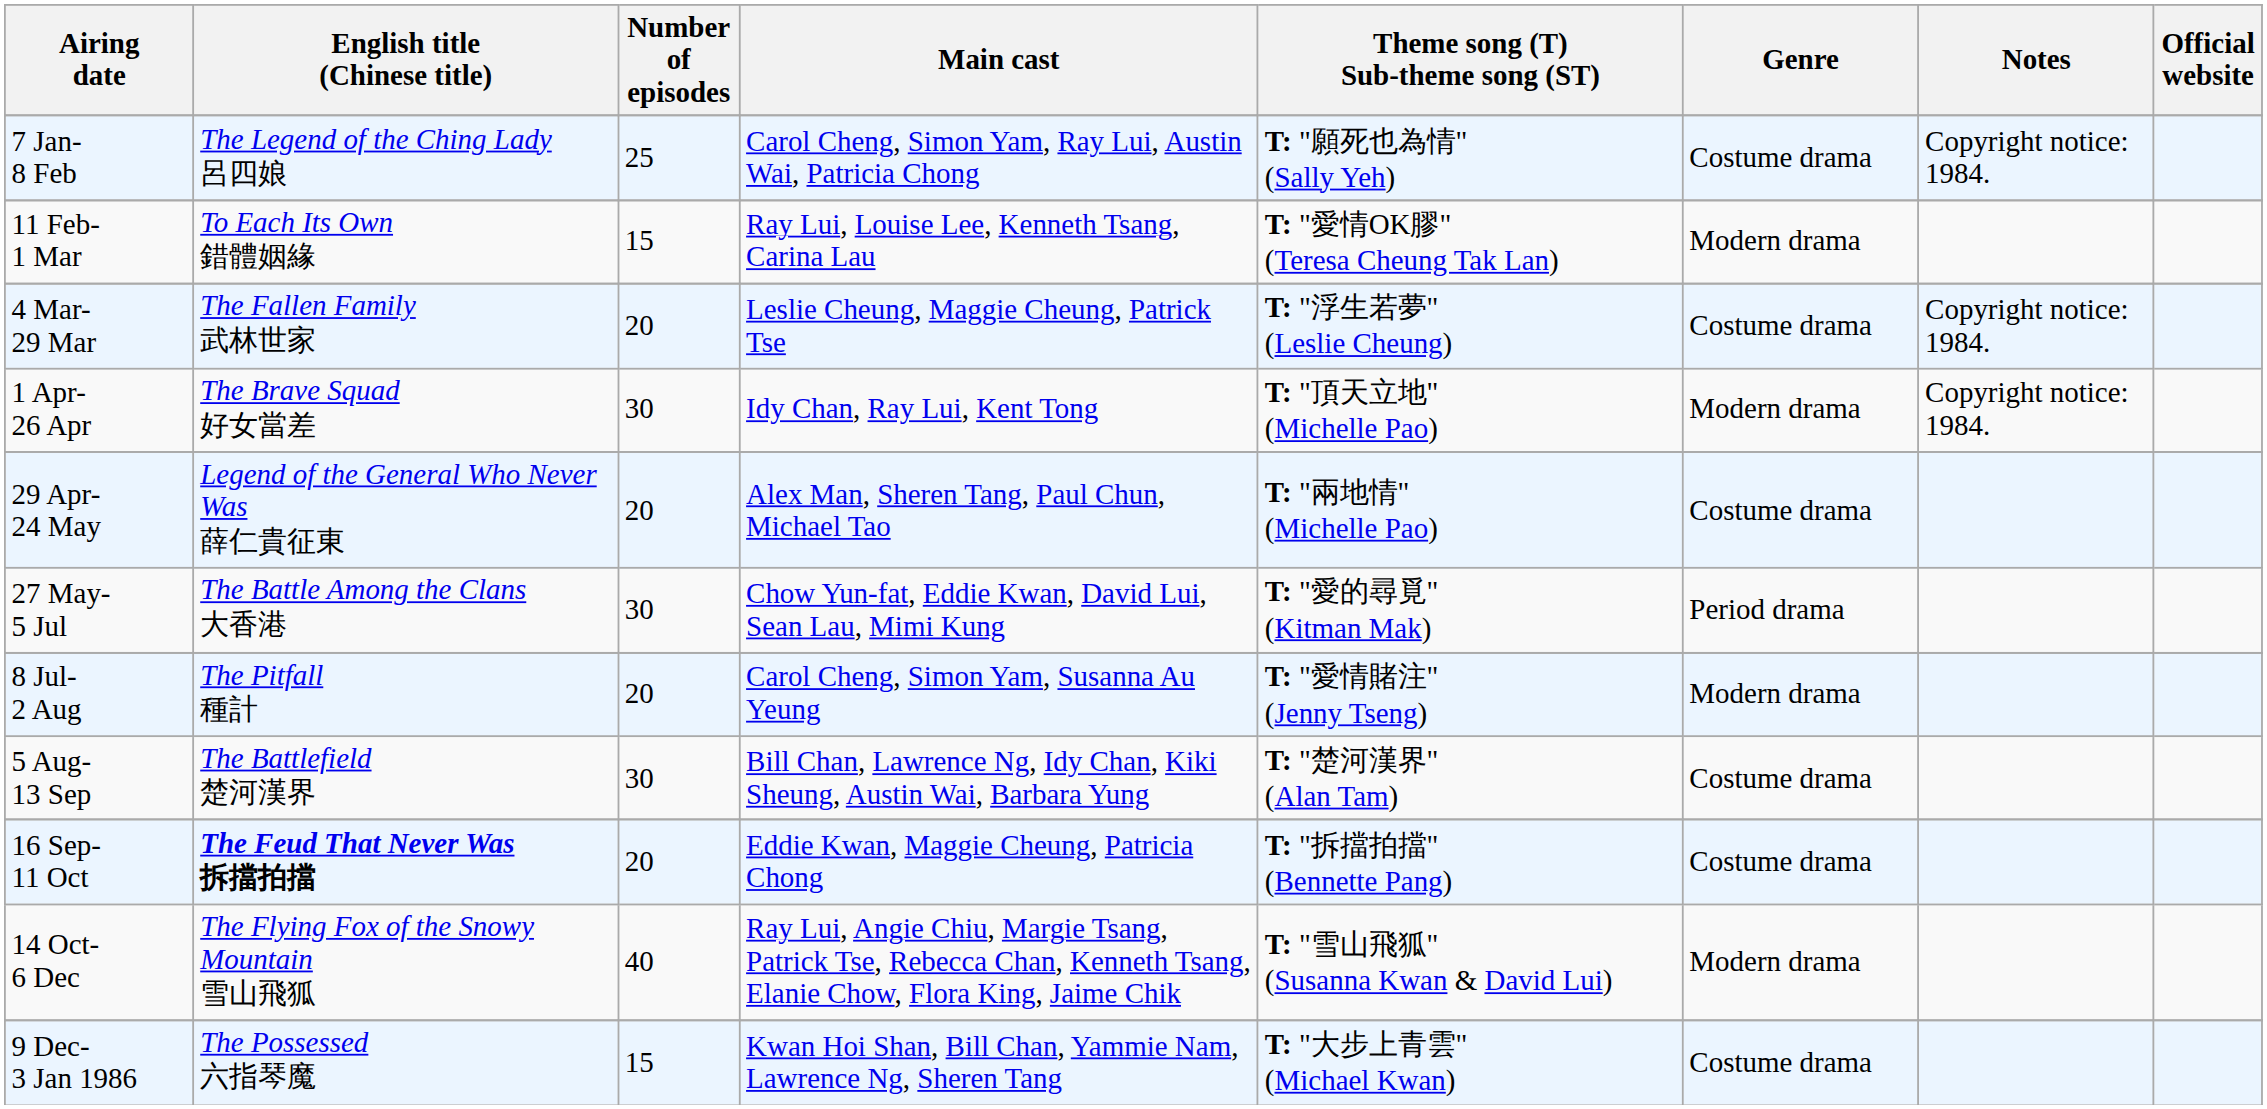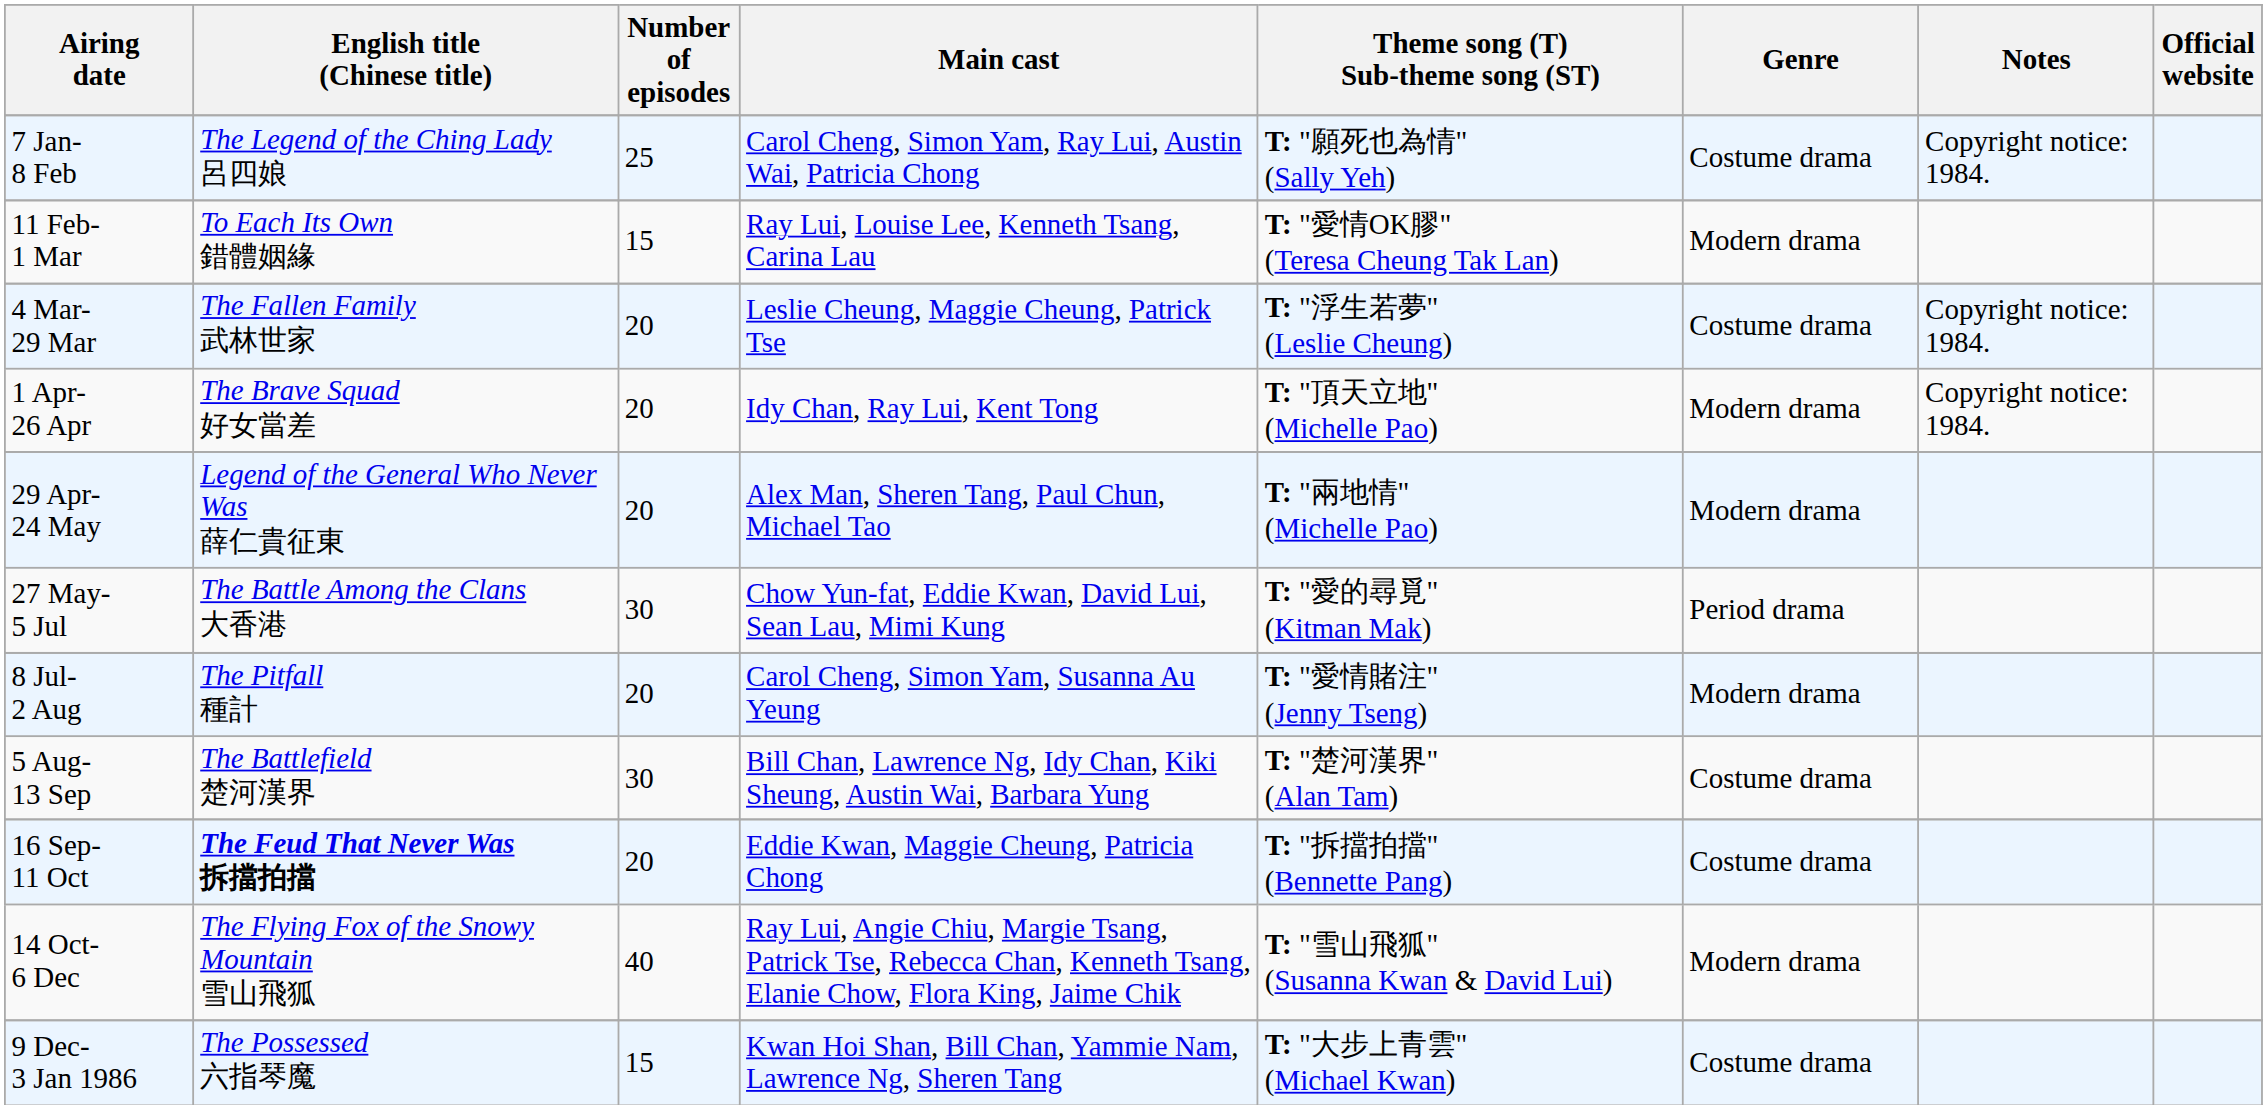(639, 409) 30 -> (639, 409) 20
(1781, 509) Costume drama -> (1775, 509) Modern drama
